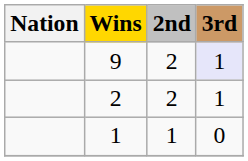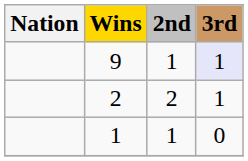(172, 60) 2 -> (172, 60) 1
